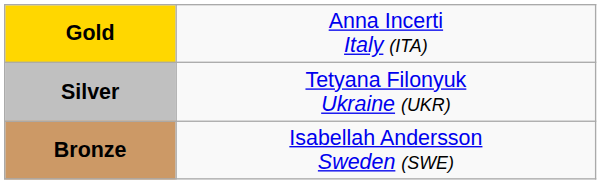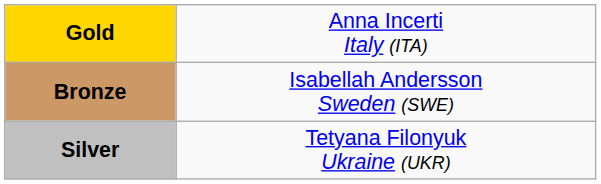rows swapped: (90, 91) <-> (90, 149)
